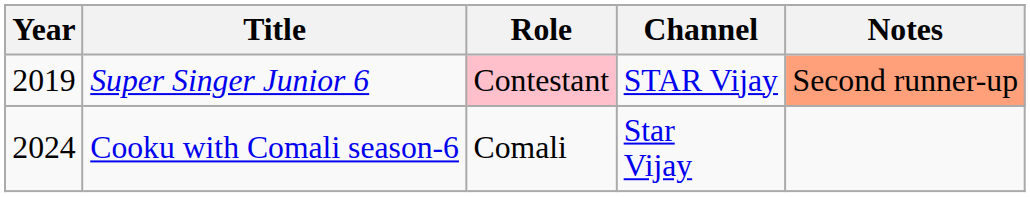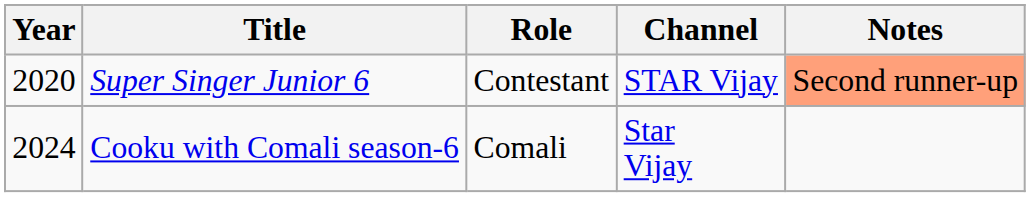(44, 79) 2019 -> (44, 79) 2020
(541, 79) pink background -> (541, 79) no background
